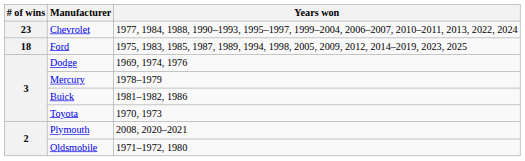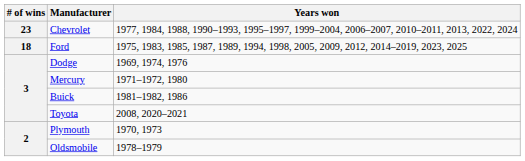(139, 80) 1978–1979 -> (152, 80) 1971–1972, 1980
(139, 113) 1970, 1973 -> (152, 113) 2008, 2020–2021
(152, 130) 2008, 2020–2021 -> (139, 130) 1970, 1973
(152, 147) 1971–1972, 1980 -> (139, 147) 1978–1979
